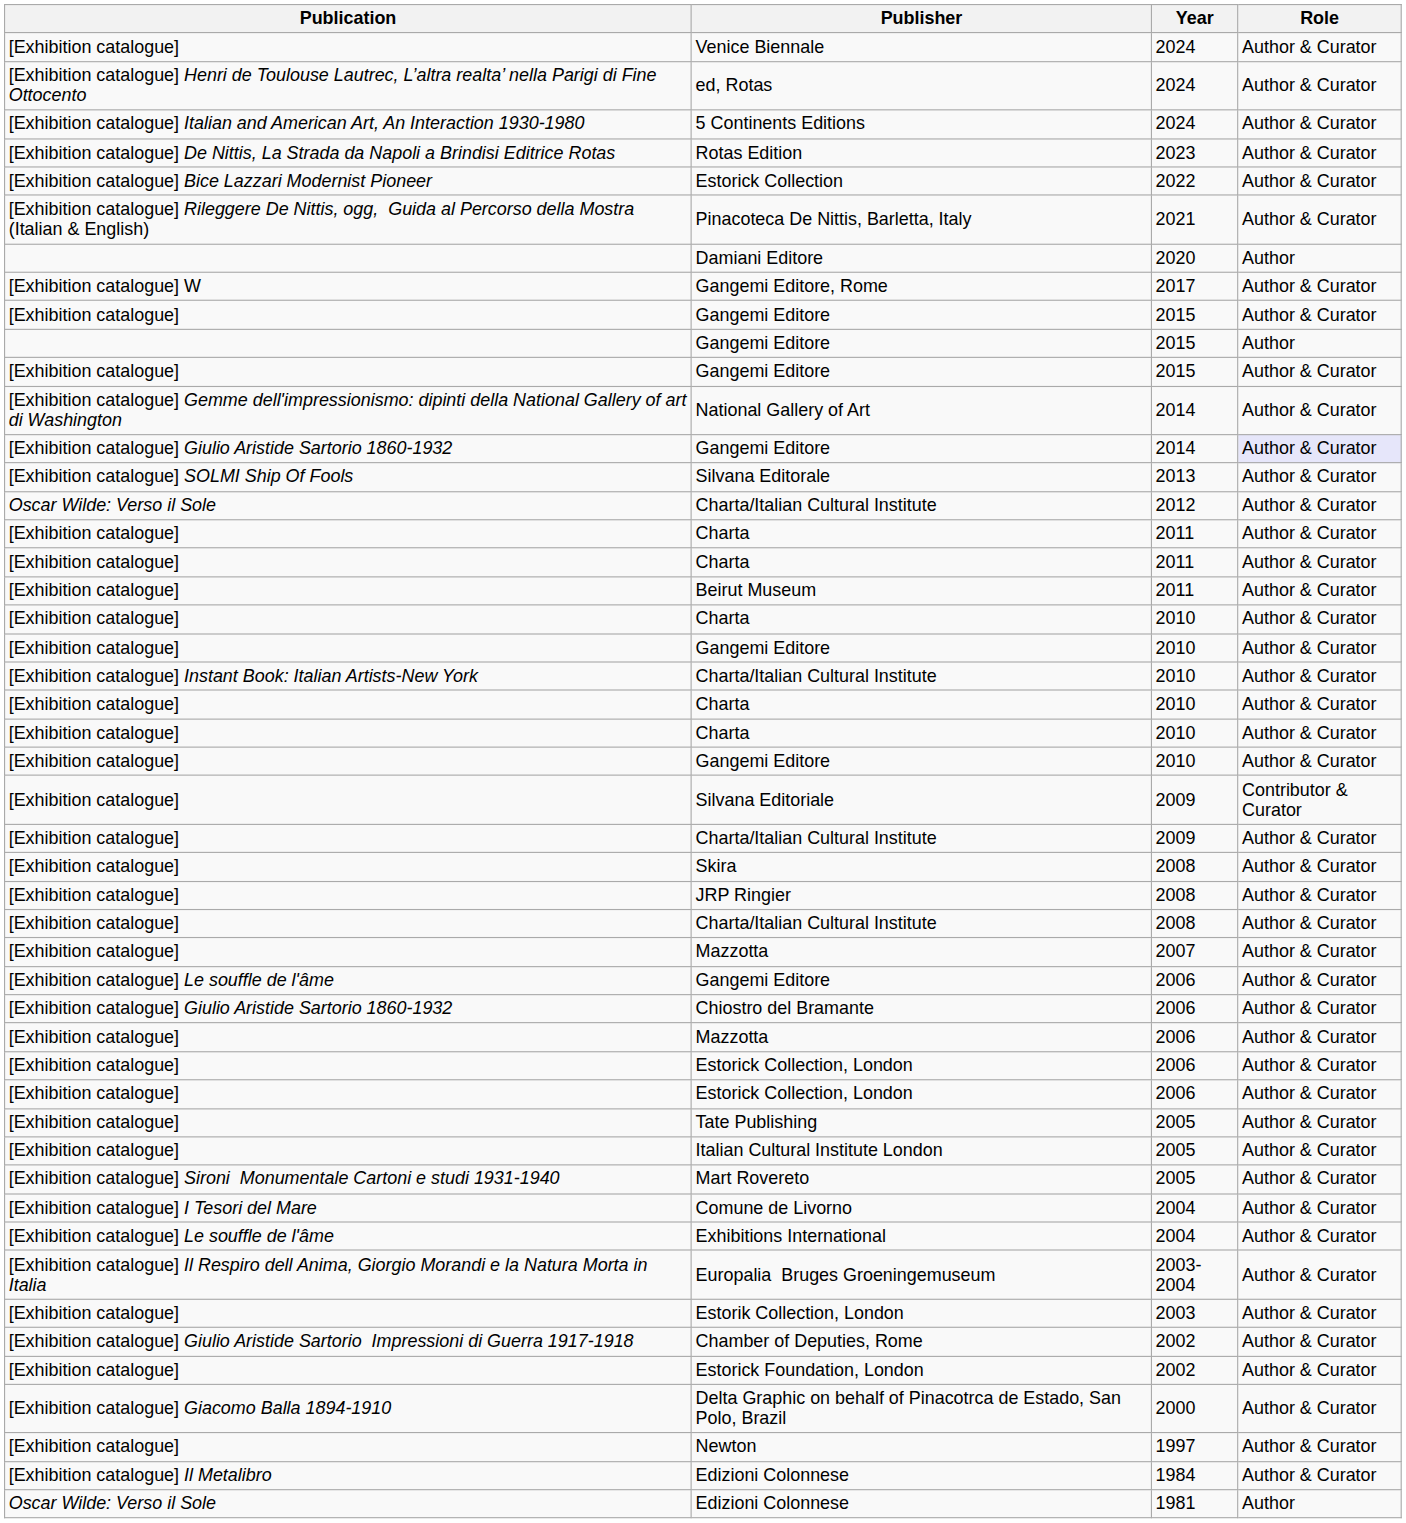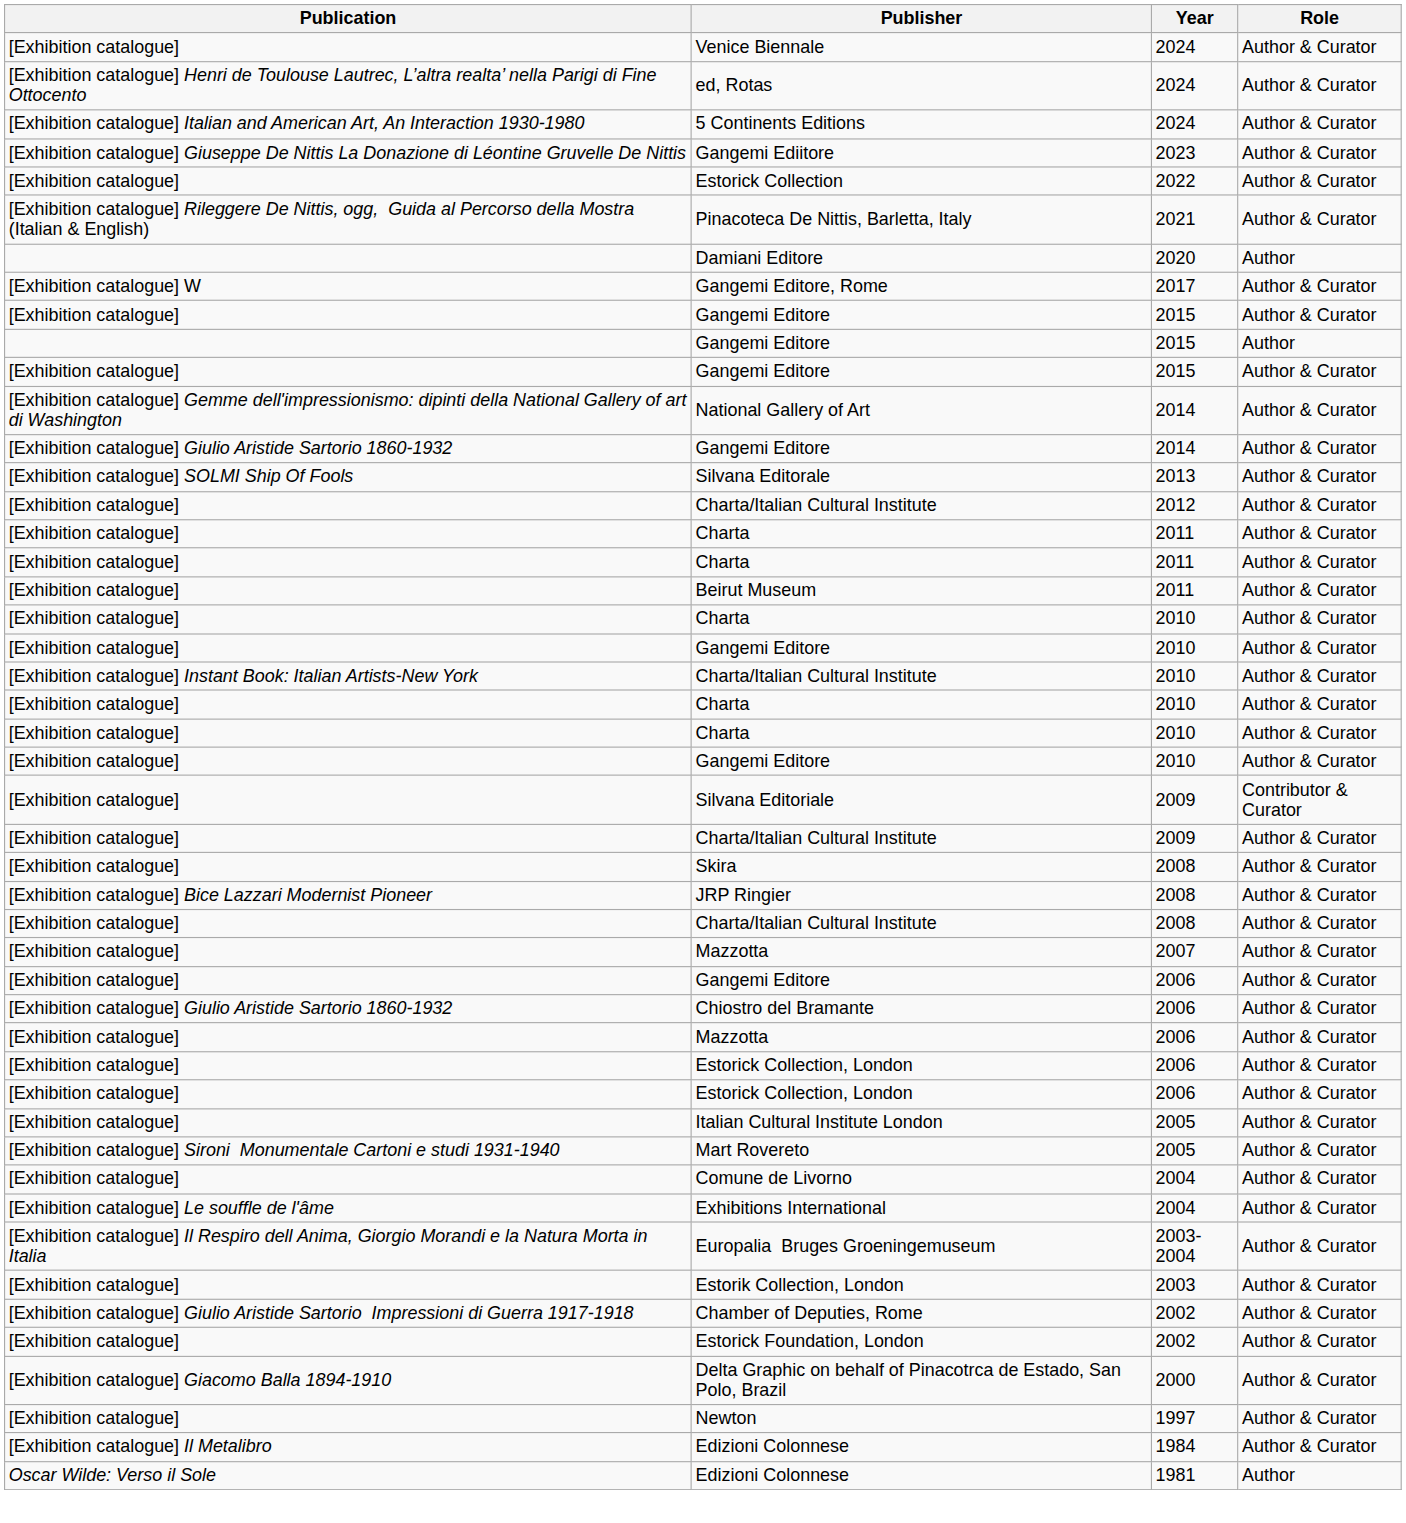+ row: (765, 152)
- row: (749, 152)
(220, 180) [Exhibition catalogue] Bice Lazzari Modernist Pioneer -> (94, 180) [Exhibition catalogue]
(1309, 448) lavender background -> (1309, 448) no background
(112, 505) Oscar Wilde: Verso il Sole -> (94, 505) [Exhibition catalogue]
(94, 895) [Exhibition catalogue] -> (220, 895) [Exhibition catalogue] Bice Lazzari Modernist Pioneer
(171, 980) [Exhibition catalogue] Le souffle de l'âme -> (94, 980) [Exhibition catalogue]
- row: (756, 1122)
(163, 1207) [Exhibition catalogue] I Tesori del Mare -> (94, 1179) [Exhibition catalogue]
